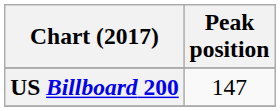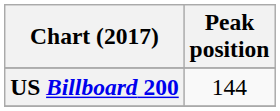(229, 86) 147 -> (229, 86) 144
